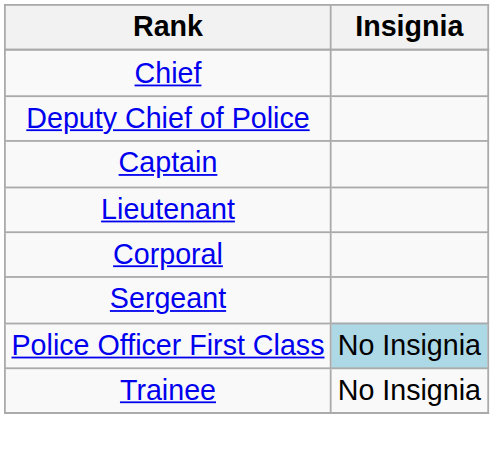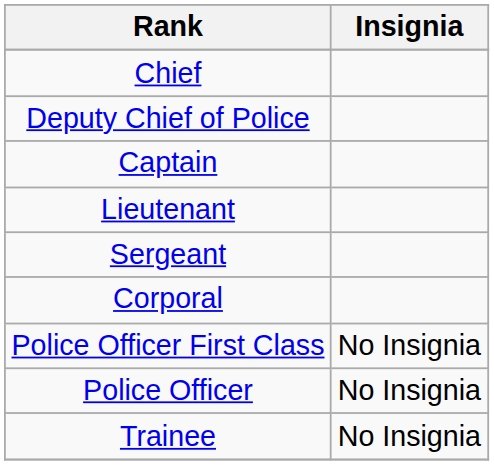rows swapped: (168, 299) <-> (168, 254)
(409, 345) lightblue background -> (409, 345) no background
+ row: (168, 390)
